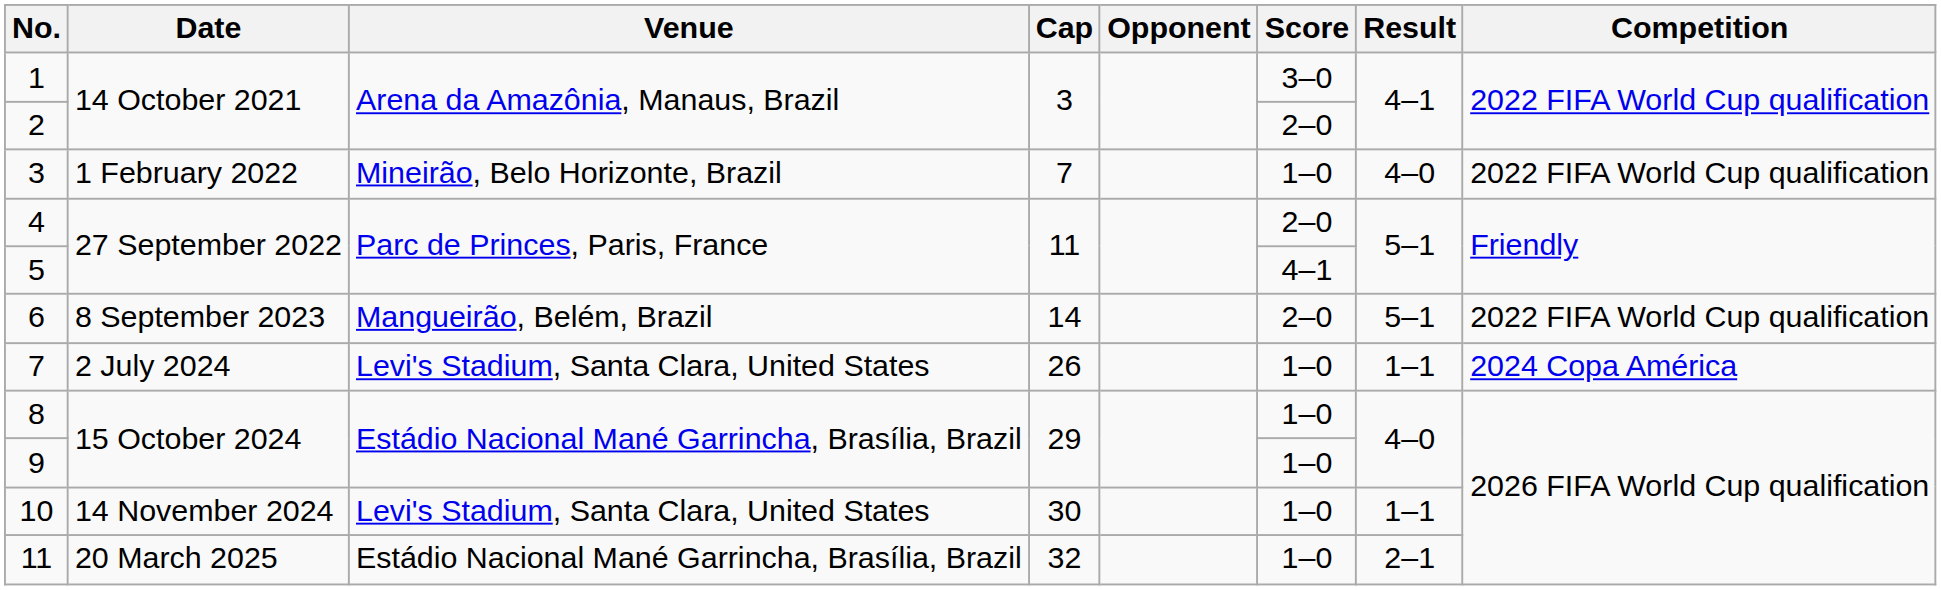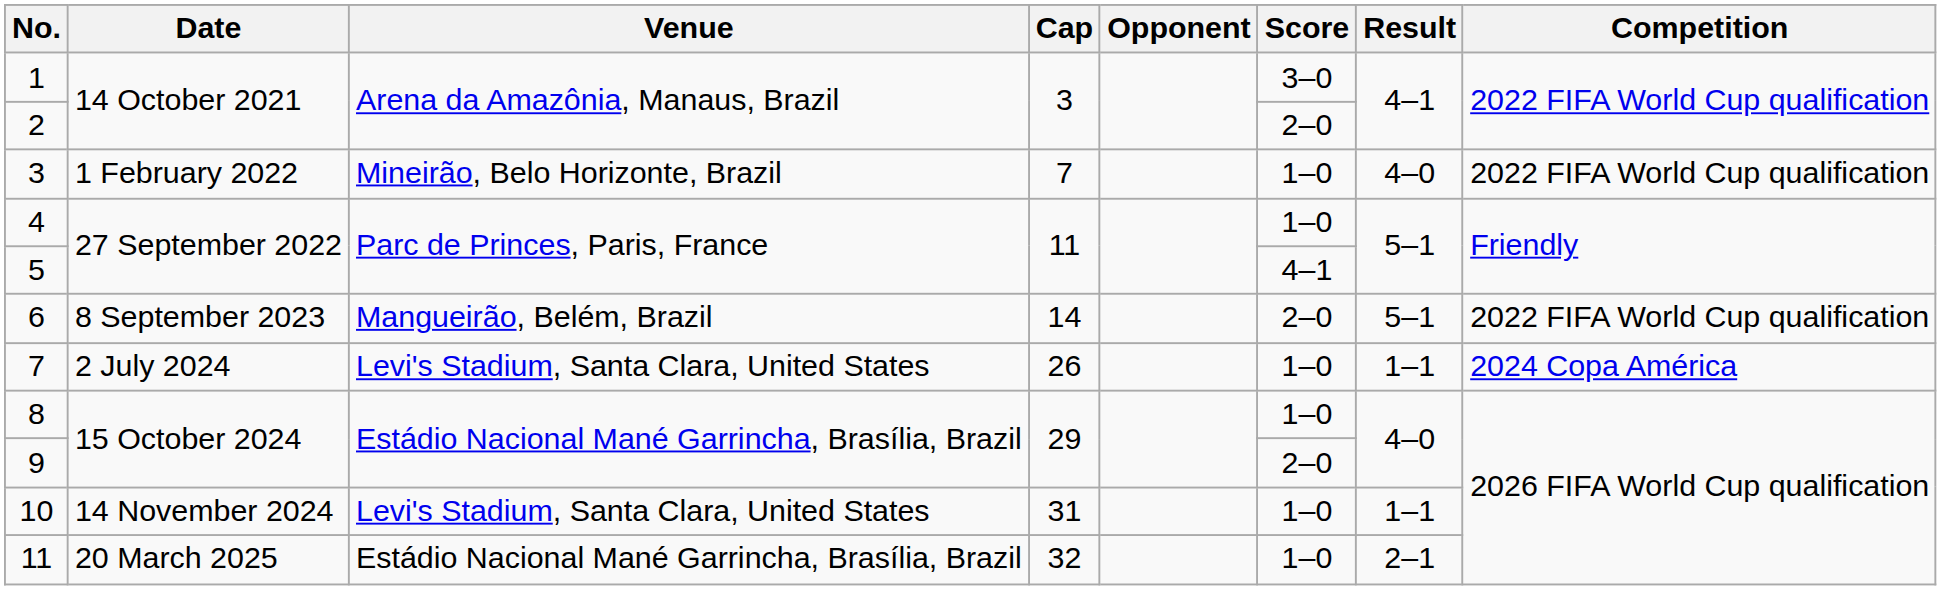(1307, 221) 2–0 -> (1307, 221) 1–0
(1307, 462) 1–0 -> (1307, 462) 2–0
(1064, 510) 30 -> (1064, 510) 31
